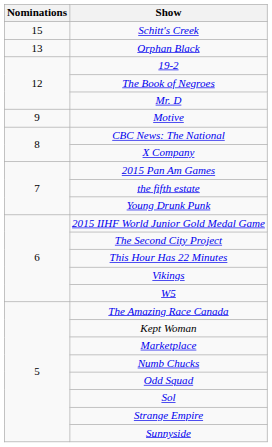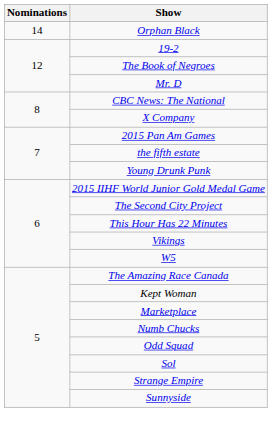- row: (168, 30)
(37, 48) 13 -> (37, 30) 14
- row: (168, 118)
